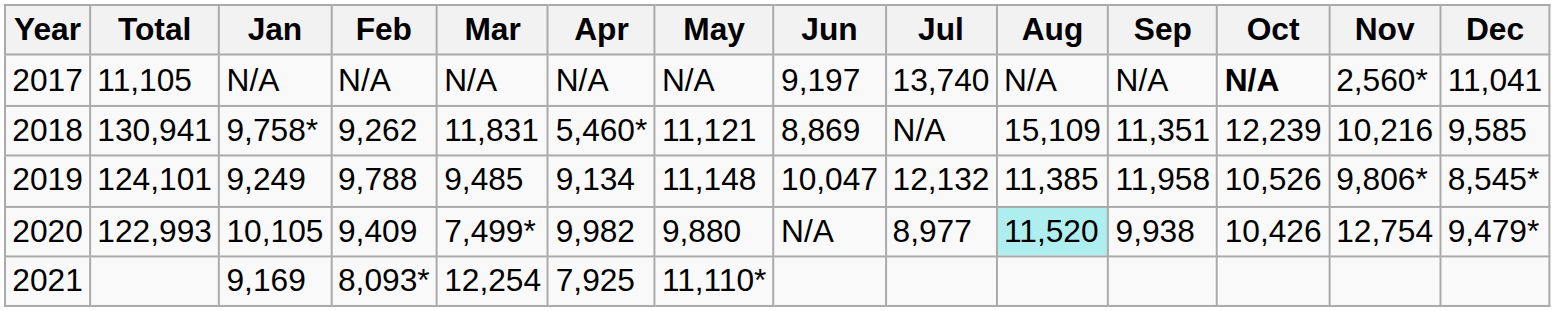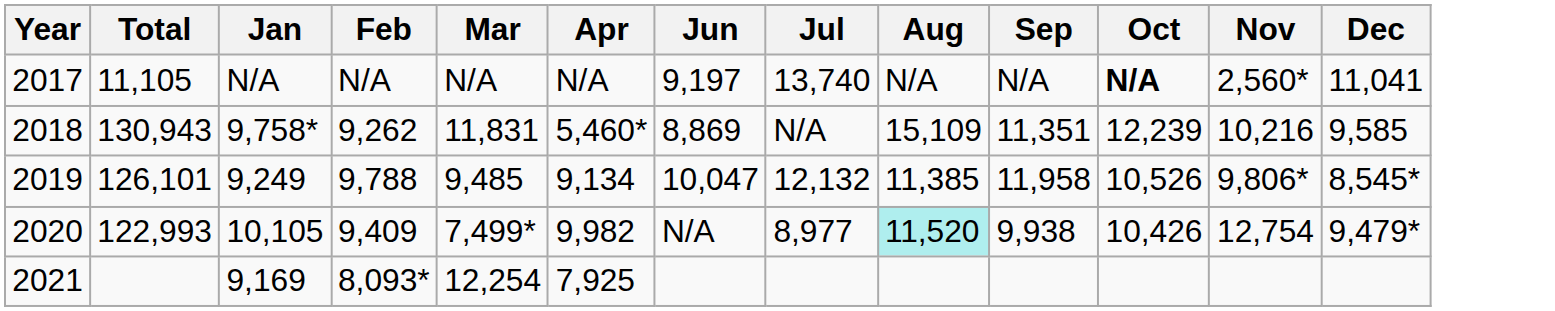- column: (714, 29)
(155, 130) 130,941 -> (155, 130) 130,943
(155, 180) 124,101 -> (155, 180) 126,101
